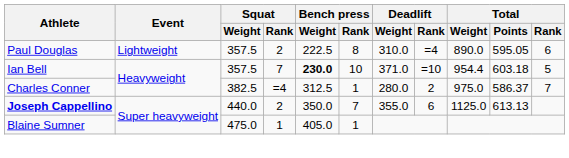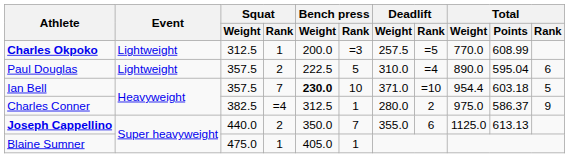+ row: (52, 50)
(356, 50) 8 -> (356, 69) 5
(511, 50) 595.05 -> (511, 69) 595.04
(548, 88) 7 -> (548, 106) 9
